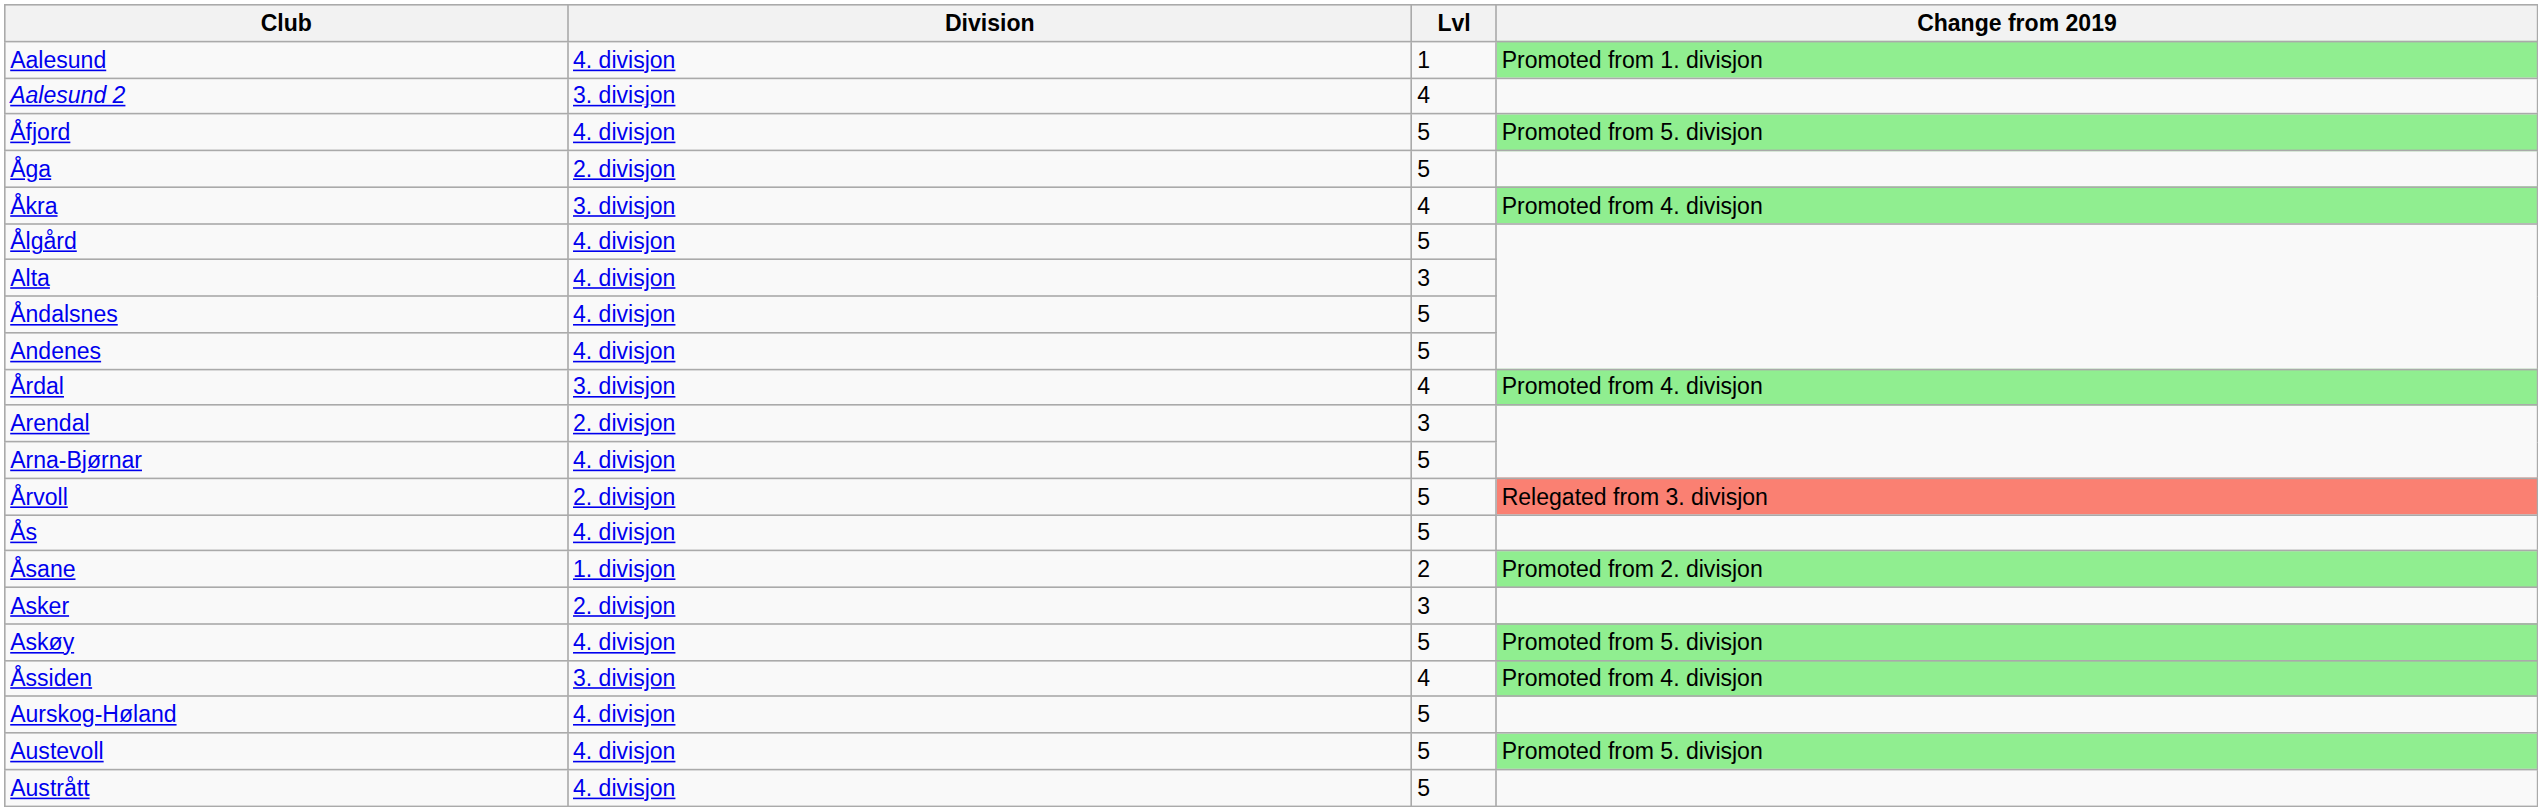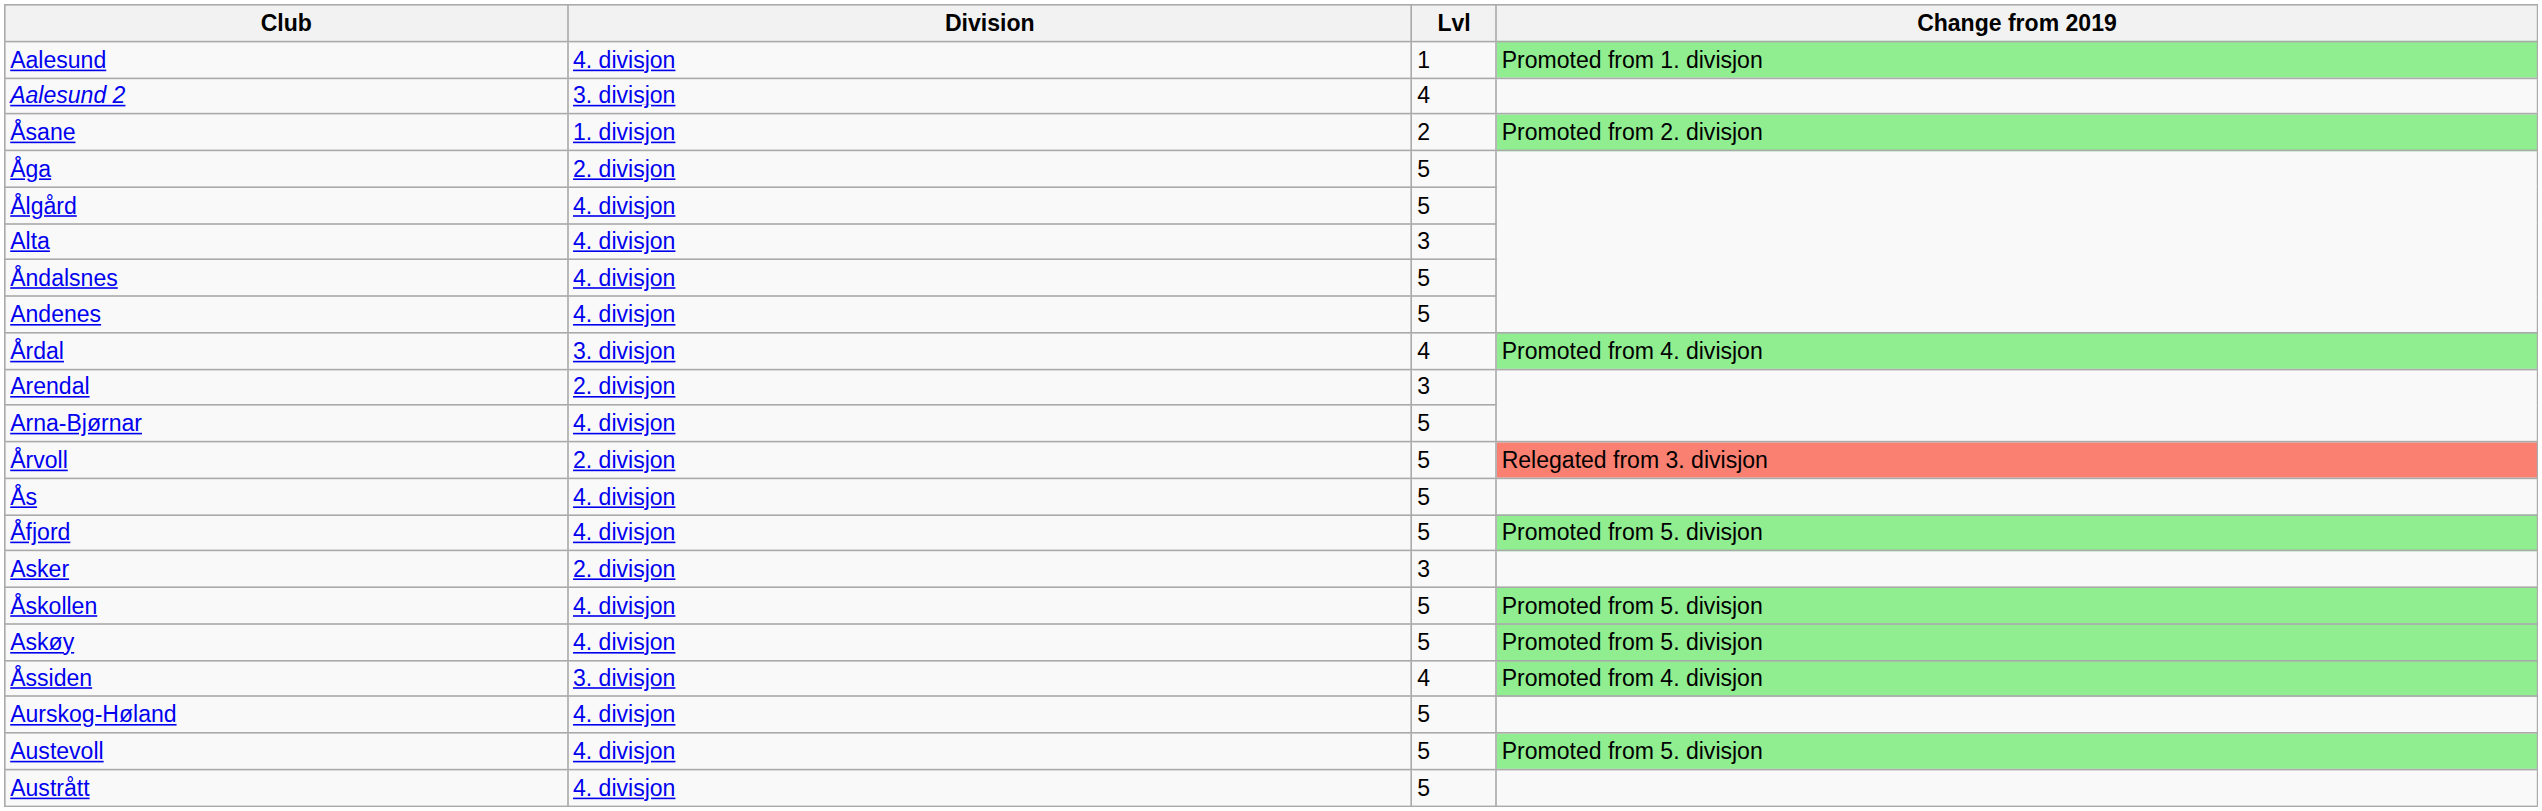rows swapped: (40, 133) <-> (43, 569)
- row: (34, 205)
+ row: (54, 606)
